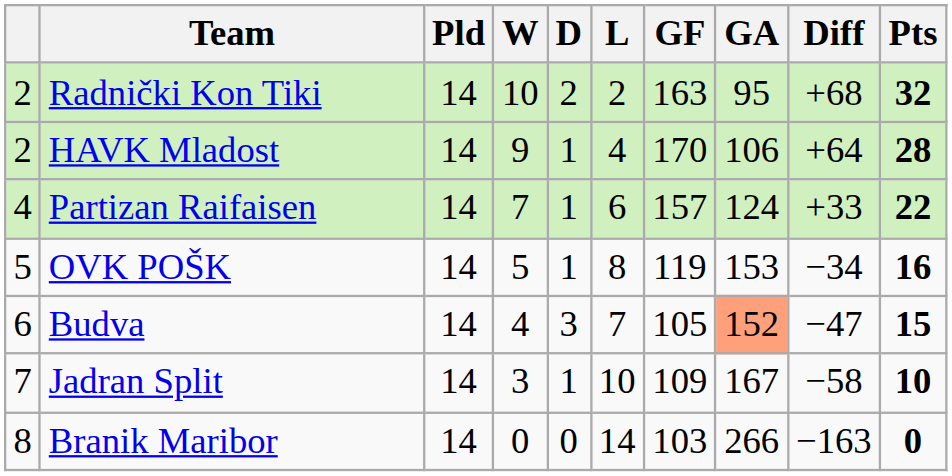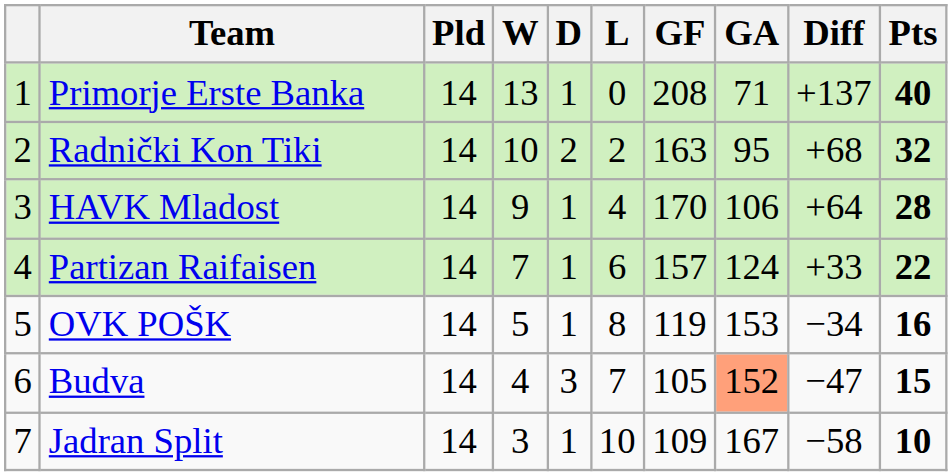+ row: (207, 91)
(23, 149) 2 -> (23, 207) 3
- row: (163, 440)
